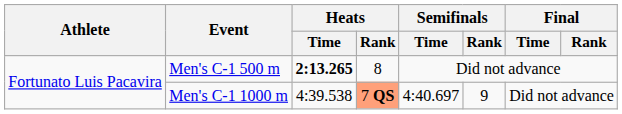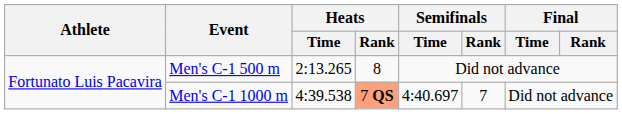(324, 69) bold -> (324, 69) normal
(484, 95) 9 -> (483, 95) 7
